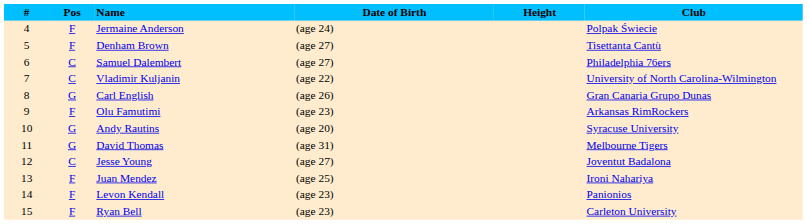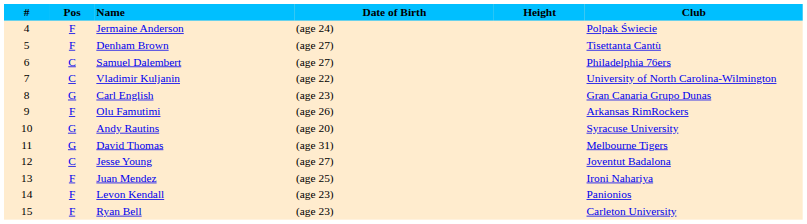(315, 95) (age 26) -> (315, 95) (age 23)
(315, 111) (age 23) -> (315, 111) (age 26)
